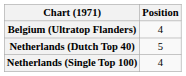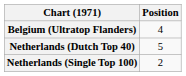(160, 63) 4 -> (160, 63) 2
